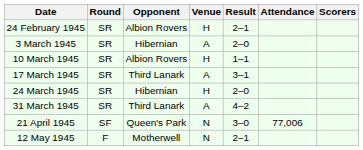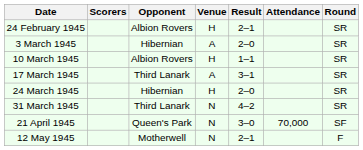columns swapped: (105, 12) <-> (338, 12)
(206, 106) A -> (212, 106) N
(287, 122) 77,006 -> (293, 122) 70,000
